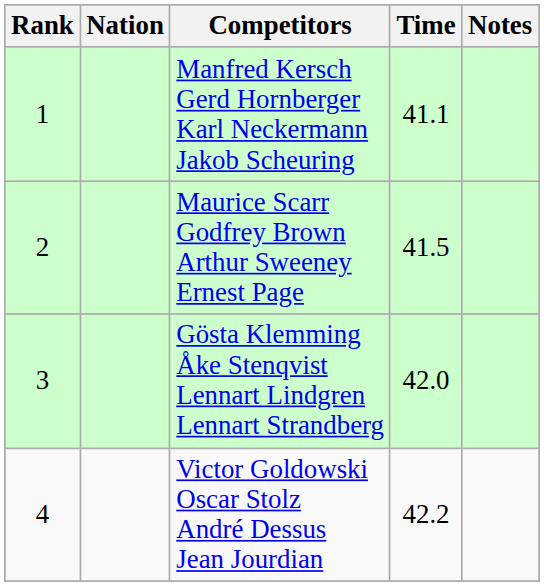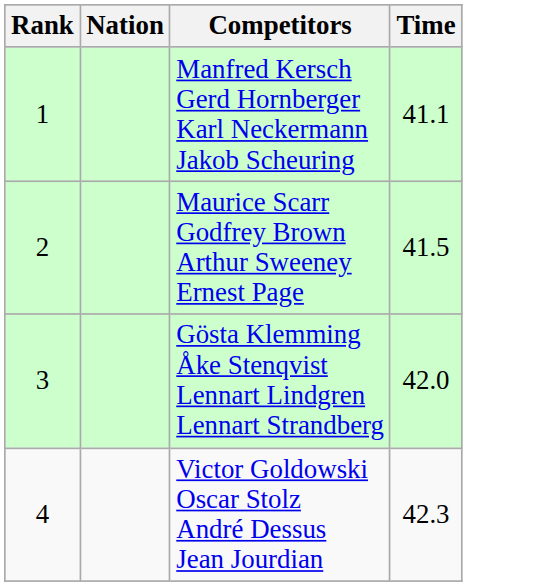- column: (500, 25)
(426, 513) 42.2 -> (426, 513) 42.3
